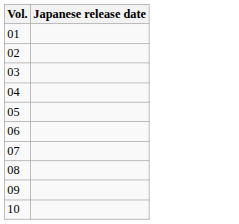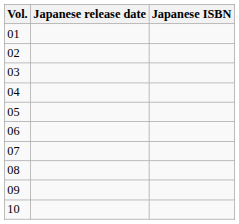+ column: (192, 14)
